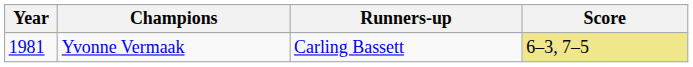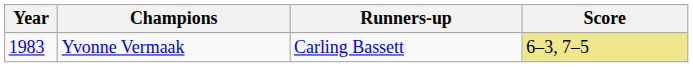(27, 47) 1981 -> (27, 47) 1983
